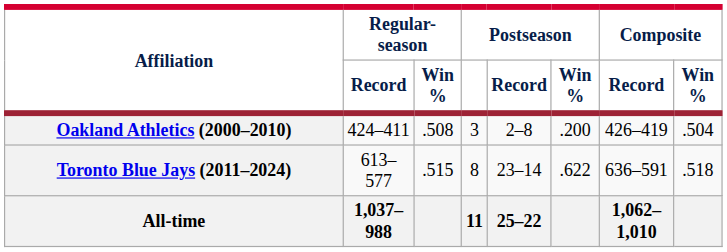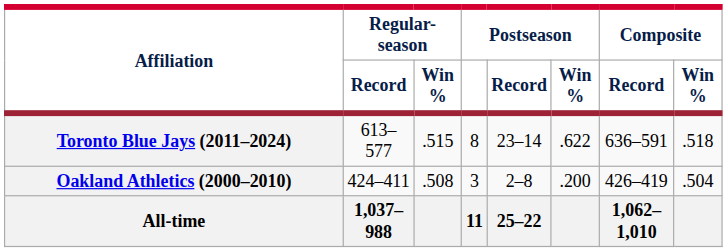rows swapped: (174, 130) <-> (174, 170)
